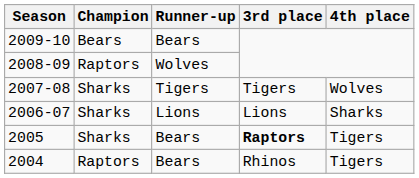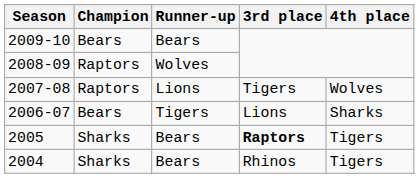(104, 89) Sharks -> (109, 89) Raptors
(182, 89) Tigers -> (178, 89) Lions
(104, 113) Sharks -> (100, 113) Bears
(178, 113) Lions -> (182, 113) Tigers
(109, 162) Raptors -> (104, 162) Sharks
